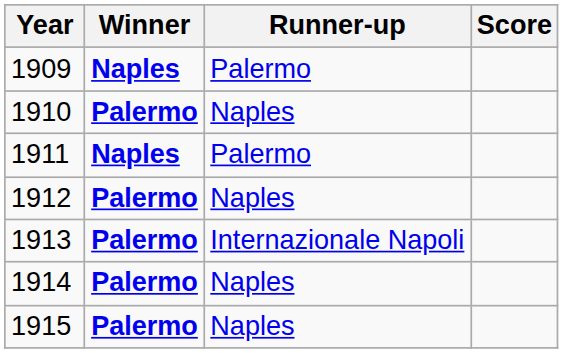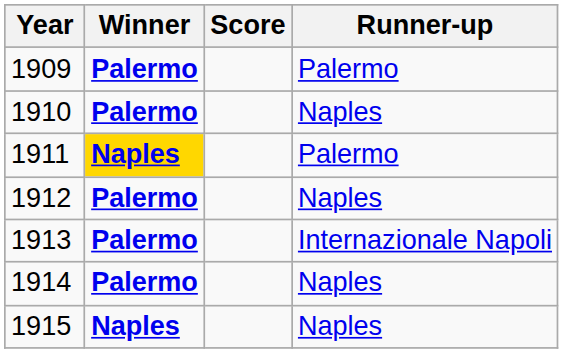columns swapped: (514, 25) <-> (337, 25)
(135, 68) Naples -> (144, 68) Palermo
(135, 154) no background -> (135, 154) gold background
(144, 326) Palermo -> (135, 326) Naples
